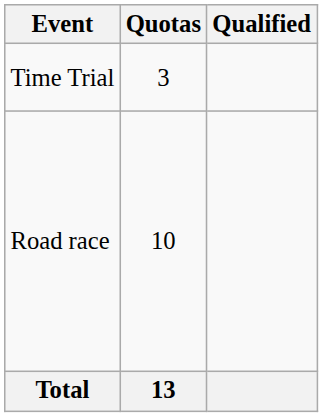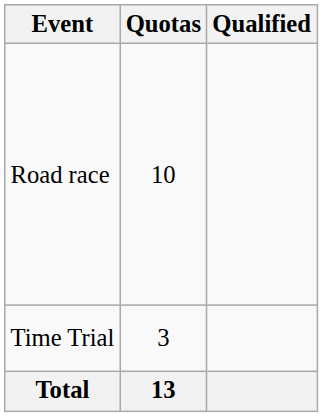rows swapped: (62, 76) <-> (60, 240)
